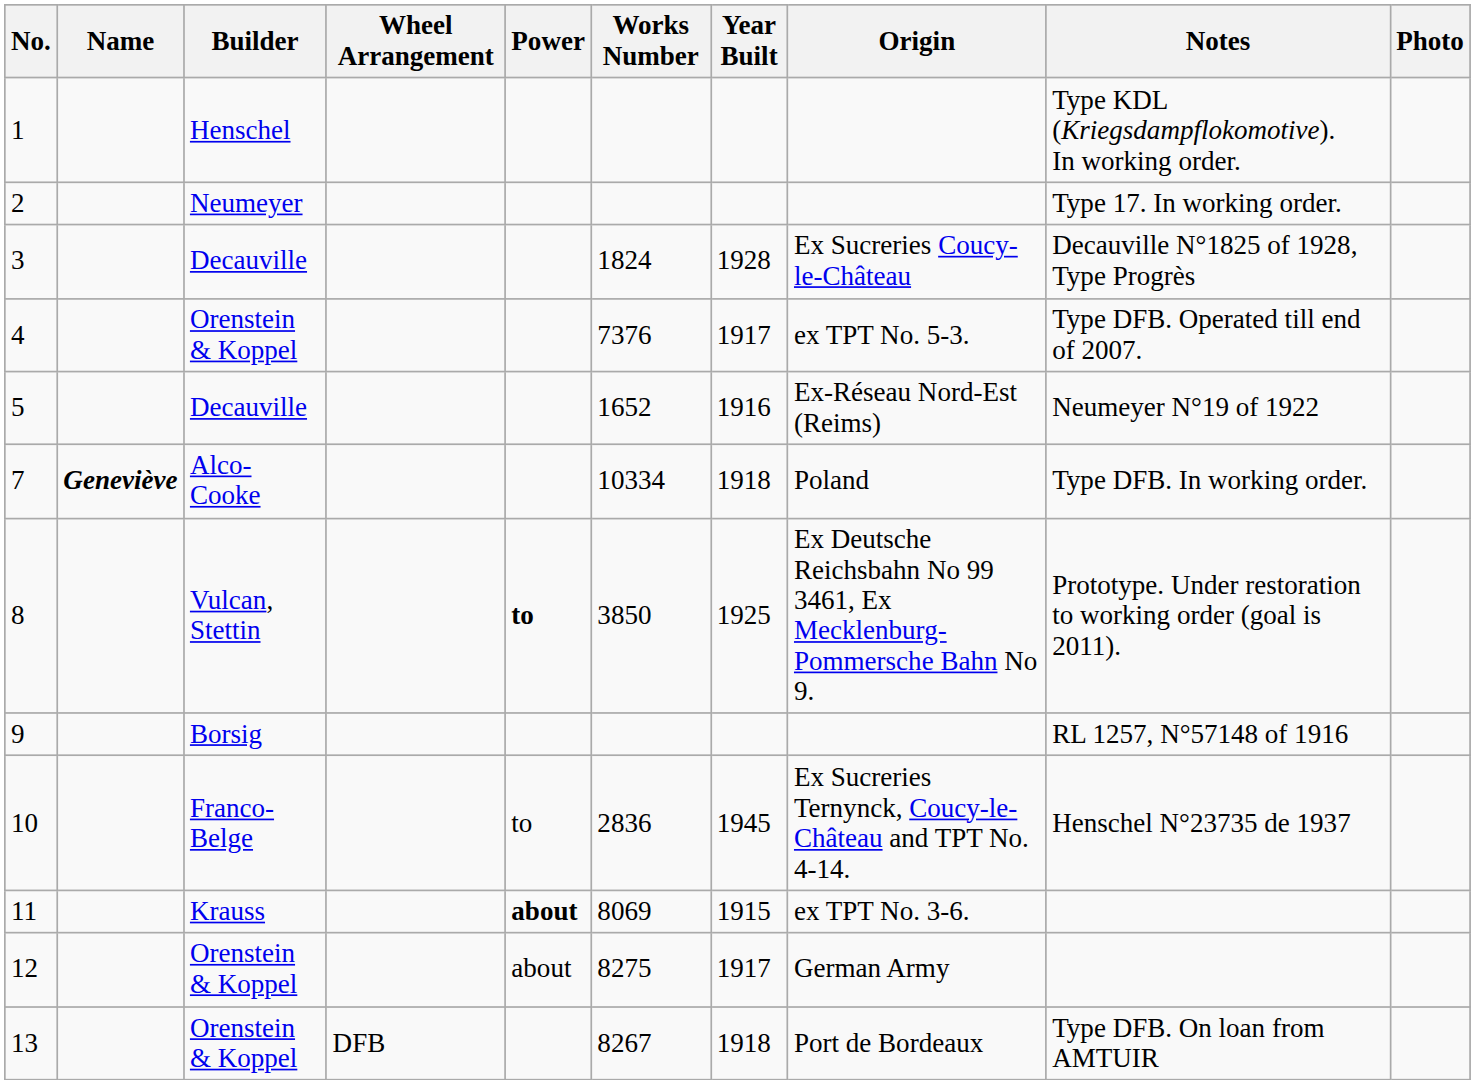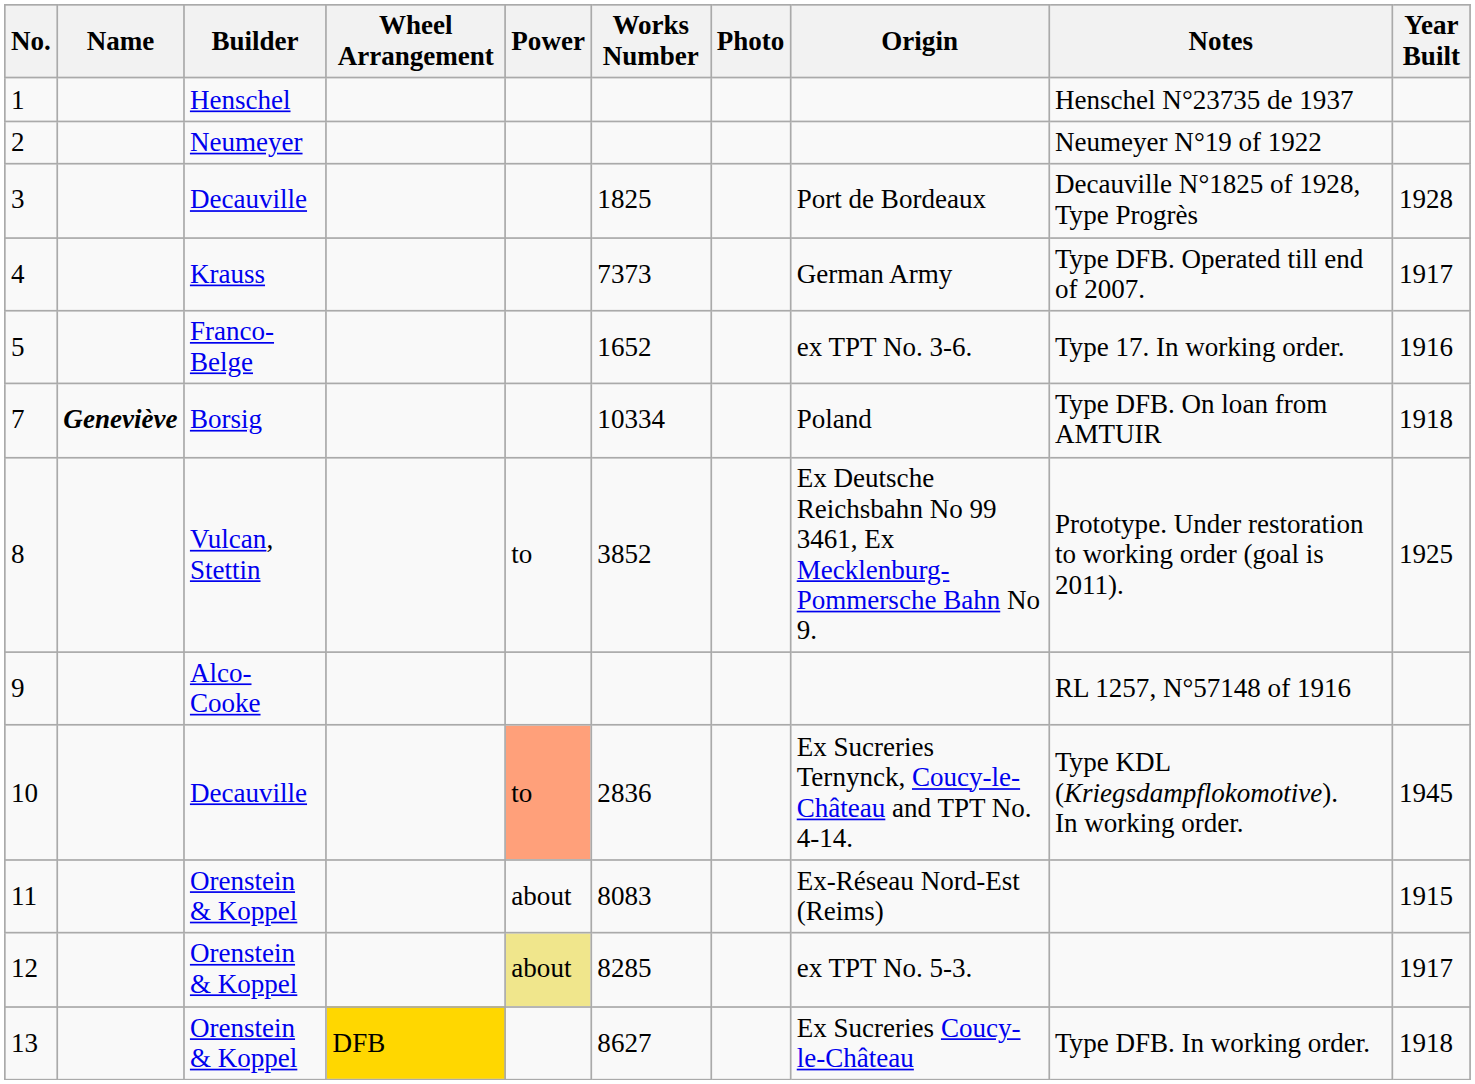columns swapped: (749, 41) <-> (1430, 41)
(1194, 129) Type KDL (Kriegsdampflokomotive). In working order. -> (1204, 99) Henschel N°23735 de 1937
(1197, 202) Type 17. In working order. -> (1188, 142) Neumeyer N°19 of 1922
(624, 261) 1824 -> (624, 200) 1825
(906, 261) Ex Sucreries Coucy-le-Château -> (891, 200) Port de Bordeaux
(244, 334) Orenstein & Koppel -> (227, 273) Krauss
(624, 334) 7376 -> (624, 273) 7373
(882, 334) ex TPT No. 5-3. -> (874, 273) German Army
(248, 407) Decauville -> (232, 346) Franco-Belge
(905, 407) Ex-Réseau Nord-Est (Reims) -> (885, 346) ex TPT No. 3-6.
(1186, 407) Neumeyer N°19 of 1922 -> (1200, 346) Type 17. In working order.
(225, 480) Alco-Cooke -> (226, 420) Borsig
(1210, 480) Type DFB. In working order. -> (1191, 420) Type DFB. On loan from AMTUIR
(523, 615) bold -> (522, 554) normal
(624, 615) 3850 -> (624, 554) 3852
(226, 734) Borsig -> (225, 688) Alco-Cooke
(232, 822) Franco-Belge -> (248, 792) Decauville
(522, 822) no background -> (522, 792) lightsalmon background
(1201, 822) Henschel N°23735 de 1937 -> (1197, 792) Type KDL (Kriegsdampflokomotive). In working order.
(227, 911) Krauss -> (244, 895) Orenstein & Koppel
(544, 911) bold -> (541, 895) normal
(624, 911) 8069 -> (624, 895) 8083
(882, 911) ex TPT No. 3-6. -> (908, 895) Ex-Réseau Nord-Est (Reims)
(541, 969) no background -> (541, 969) khaki background
(624, 969) 8275 -> (624, 969) 8285
(872, 969) German Army -> (885, 969) ex TPT No. 5-3.
(359, 1042) no background -> (359, 1042) gold background
(624, 1042) 8267 -> (624, 1042) 8627
(889, 1042) Port de Bordeaux -> (909, 1042) Ex Sucreries Coucy-le-Château
(1188, 1042) Type DFB. On loan from AMTUIR -> (1213, 1042) Type DFB. In working order.
